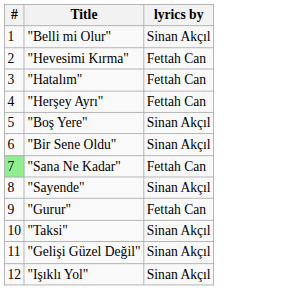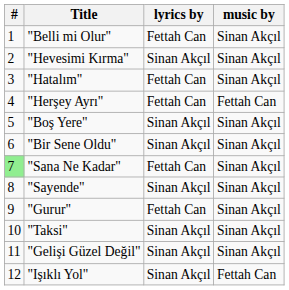+ column: (249, 15)
(179, 36) Sinan Akçıl -> (176, 36) Fettah Can
(176, 58) Fettah Can -> (179, 58) Sinan Akçıl
